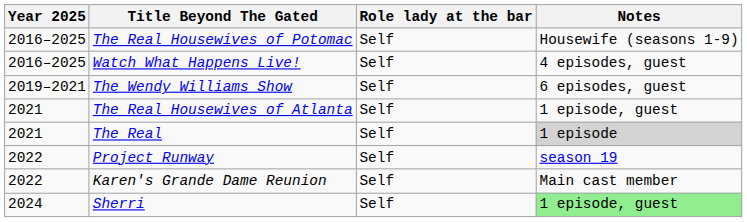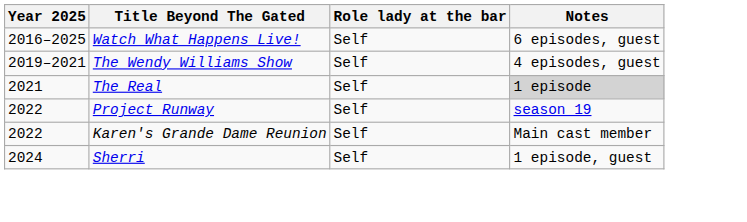- row: (223, 40)
(613, 63) 4 episodes, guest -> (587, 40) 6 episodes, guest
(613, 87) 6 episodes, guest -> (587, 63) 4 episodes, guest
- row: (223, 110)
(609, 204) lightgreen background -> (583, 157) no background
